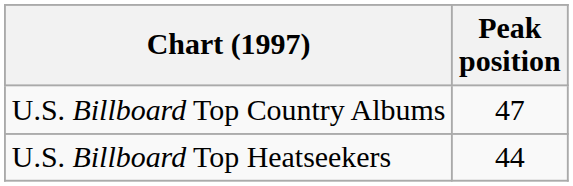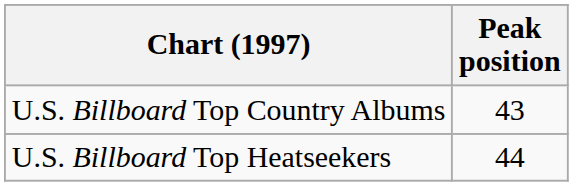(510, 109) 47 -> (510, 109) 43
